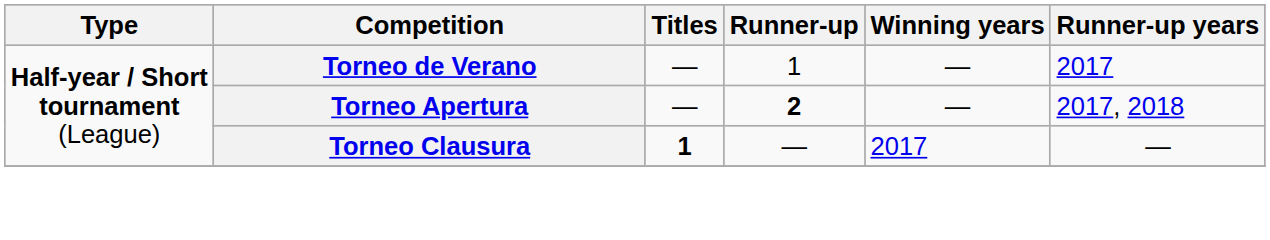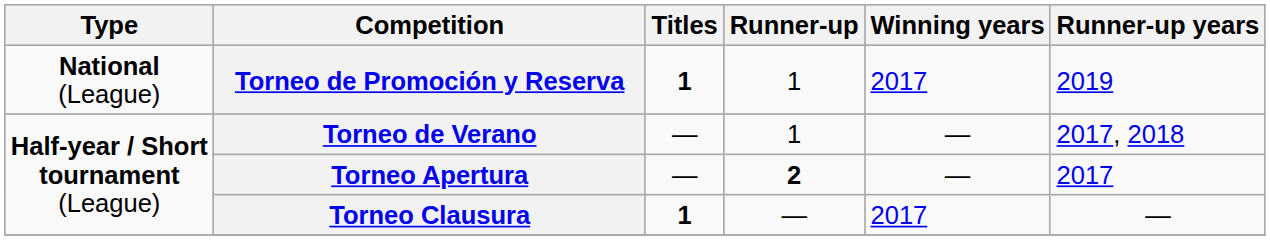+ row: (430, 80)
(1085, 66) 2017 -> (1120, 135) 2017, 2018
(1120, 106) 2017, 2018 -> (1085, 175) 2017
